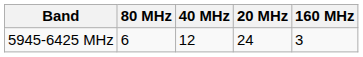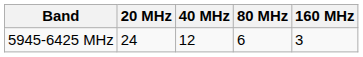columns swapped: (263, 16) <-> (146, 16)
